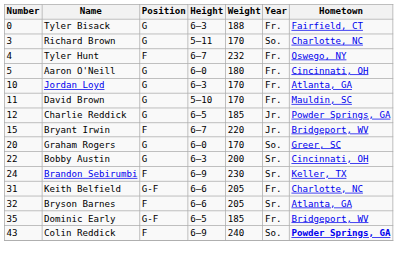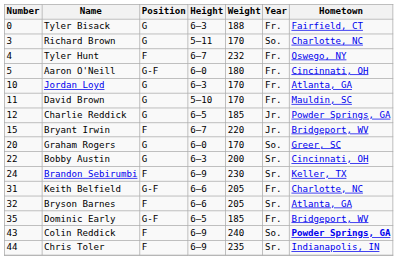(145, 71) G -> (150, 71) G-F
+ row: (74, 248)
